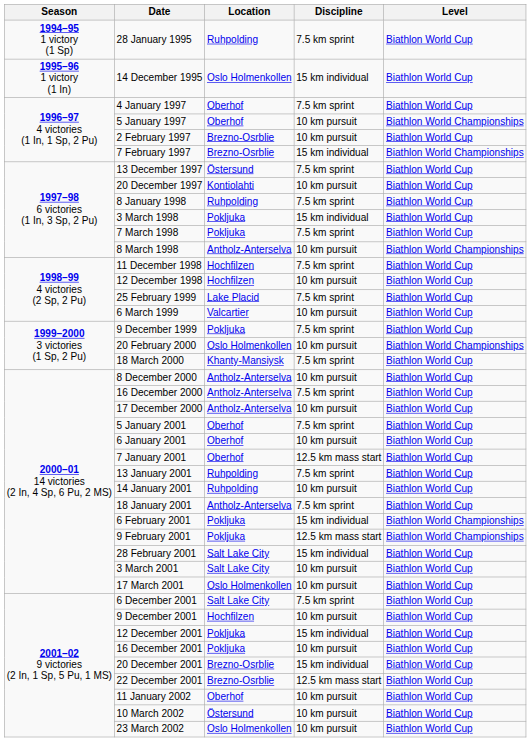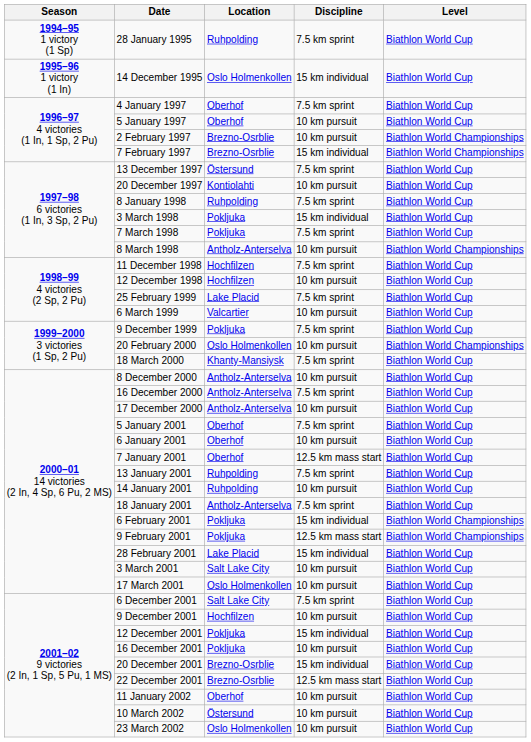(455, 121) Biathlon World Championships -> (429, 121) Biathlon World Cup
(429, 137) Biathlon World Cup -> (455, 137) Biathlon World Championships
(238, 553) Salt Lake City -> (233, 553) Lake Placid
